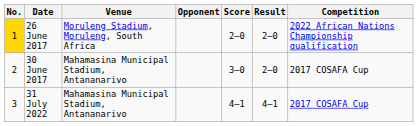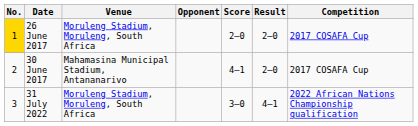(342, 36) 2022 African Nations Championship qualification -> (329, 36) 2017 COSAFA Cup
(237, 70) 3–0 -> (237, 70) 4–1
(116, 104) Mahamasina Municipal Stadium, Antananarivo -> (108, 104) Moruleng Stadium, Moruleng, South Africa
(237, 104) 4–1 -> (237, 104) 3–0
(329, 104) 2017 COSAFA Cup -> (342, 104) 2022 African Nations Championship qualification
